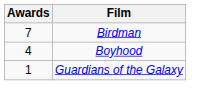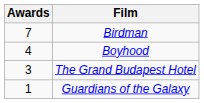+ row: (126, 70)
